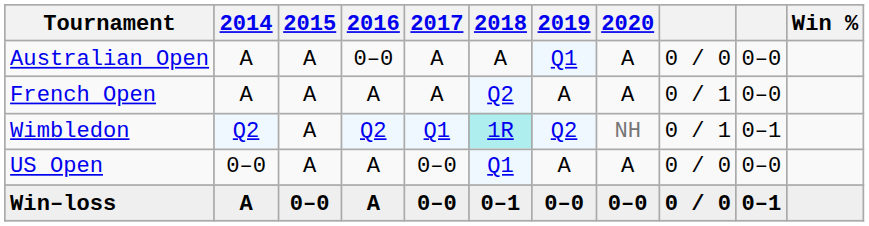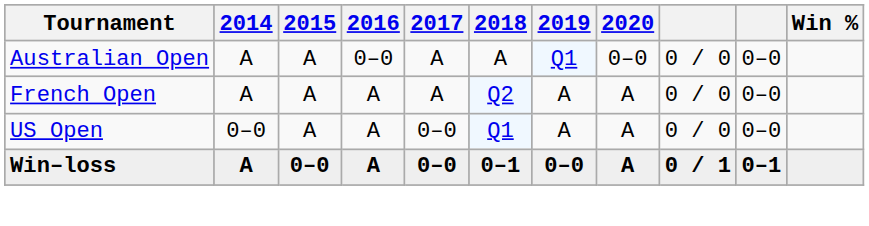(628, 59) A -> (628, 59) 0–0
(698, 95) 0 / 1 -> (698, 95) 0 / 0
- row: (70, 131)
(628, 203) 0–0 -> (628, 167) A
(698, 203) 0 / 0 -> (698, 167) 0 / 1
